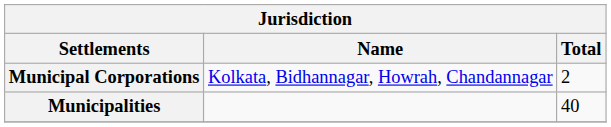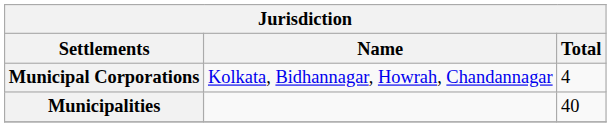(566, 77) 2 -> (566, 77) 4
